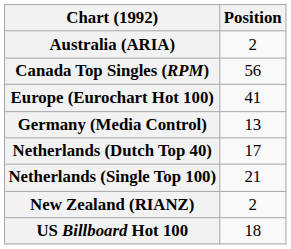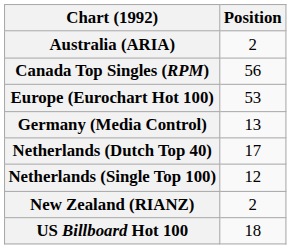(253, 97) 41 -> (253, 97) 53
(253, 177) 21 -> (253, 177) 12
